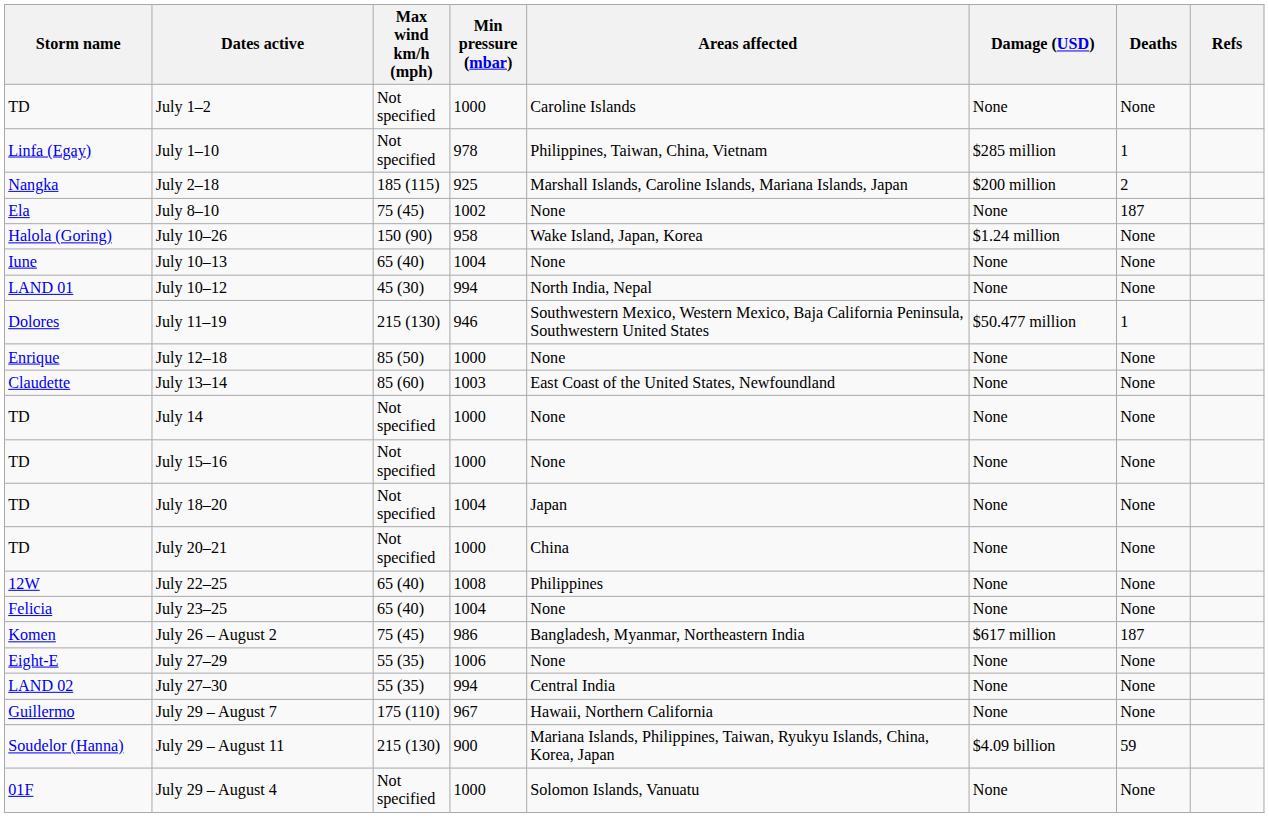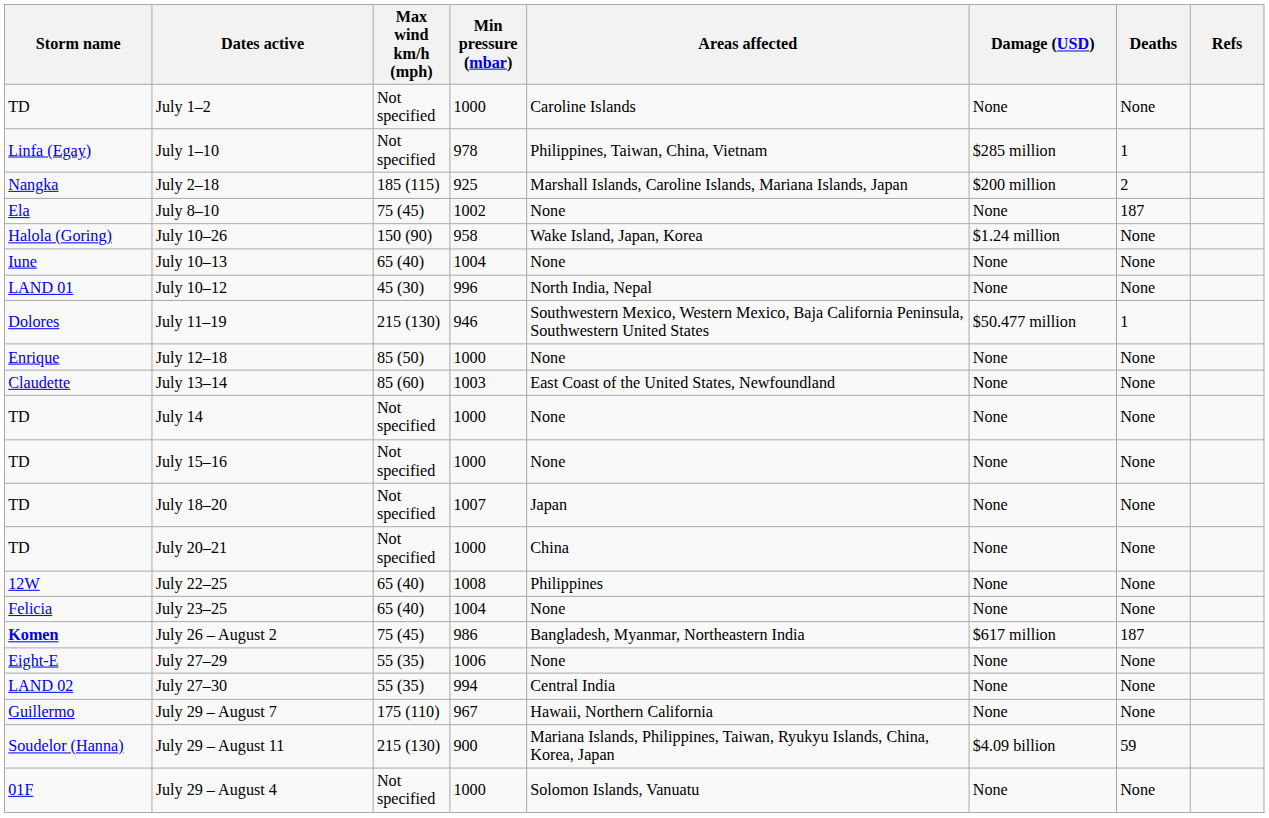(466, 287) 994 -> (466, 287) 996
(470, 505) 1004 -> (470, 505) 1007
(32, 634) normal -> (33, 634) bold
